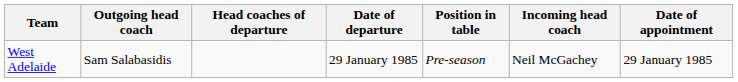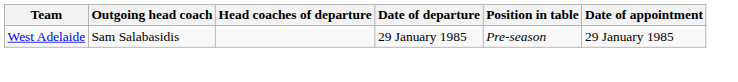- column: (565, 22)
